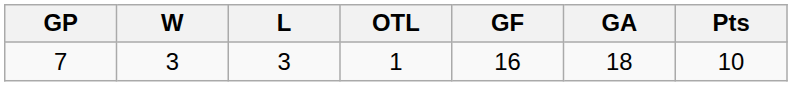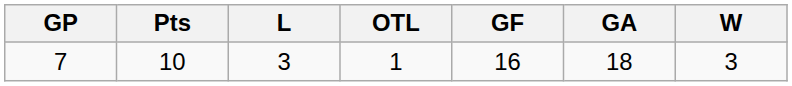columns swapped: (172, 23) <-> (731, 23)
